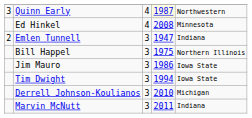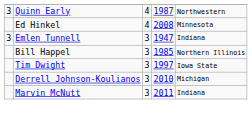(9, 38) 2 -> (9, 38) 3
(163, 52) 1975 -> (163, 52) 1985
- row: (38, 65)
(163, 79) 1994 -> (163, 65) 1997
